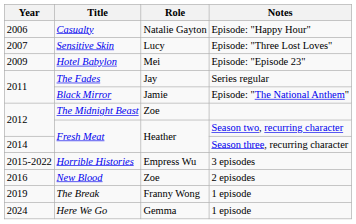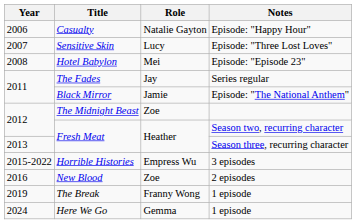(17, 62) 2009 -> (17, 62) 2008
(17, 144) 2014 -> (17, 144) 2013
